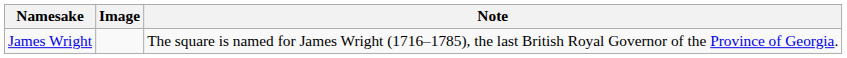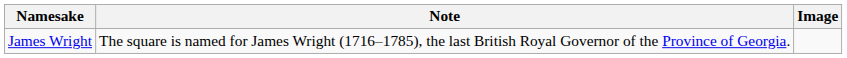columns swapped: (120, 16) <-> (493, 16)
